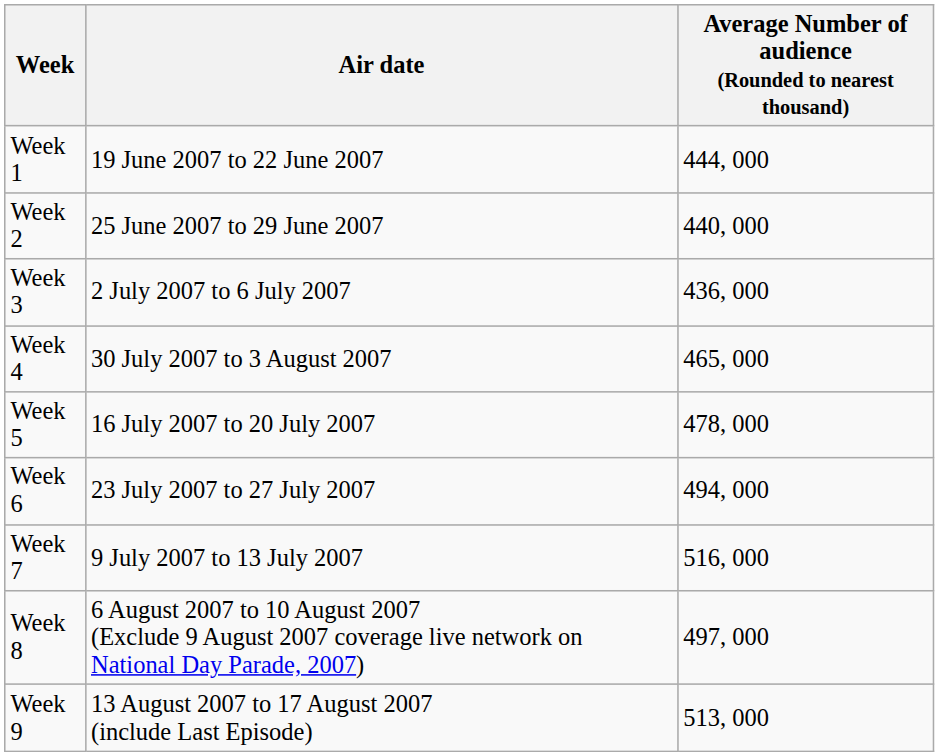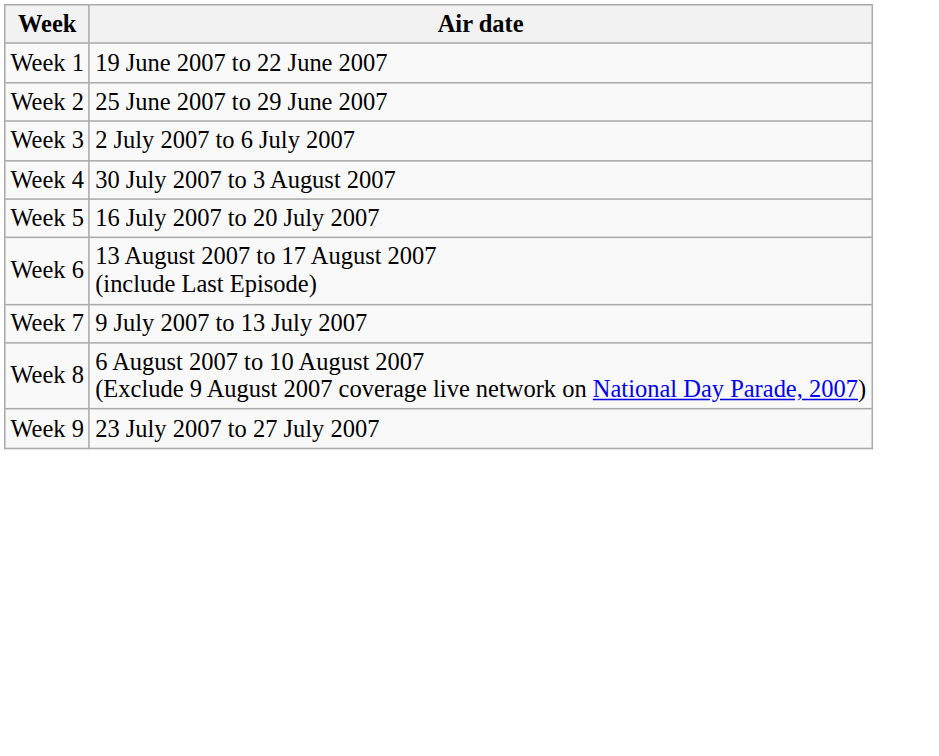- column: (806, 65)
(233, 490) 23 July 2007 to 27 July 2007 -> (266, 270) 13 August 2007 to 17 August 2007 (include Last Episode)
(262, 717) 13 August 2007 to 17 August 2007 (include Last Episode) -> (237, 428) 23 July 2007 to 27 July 2007
